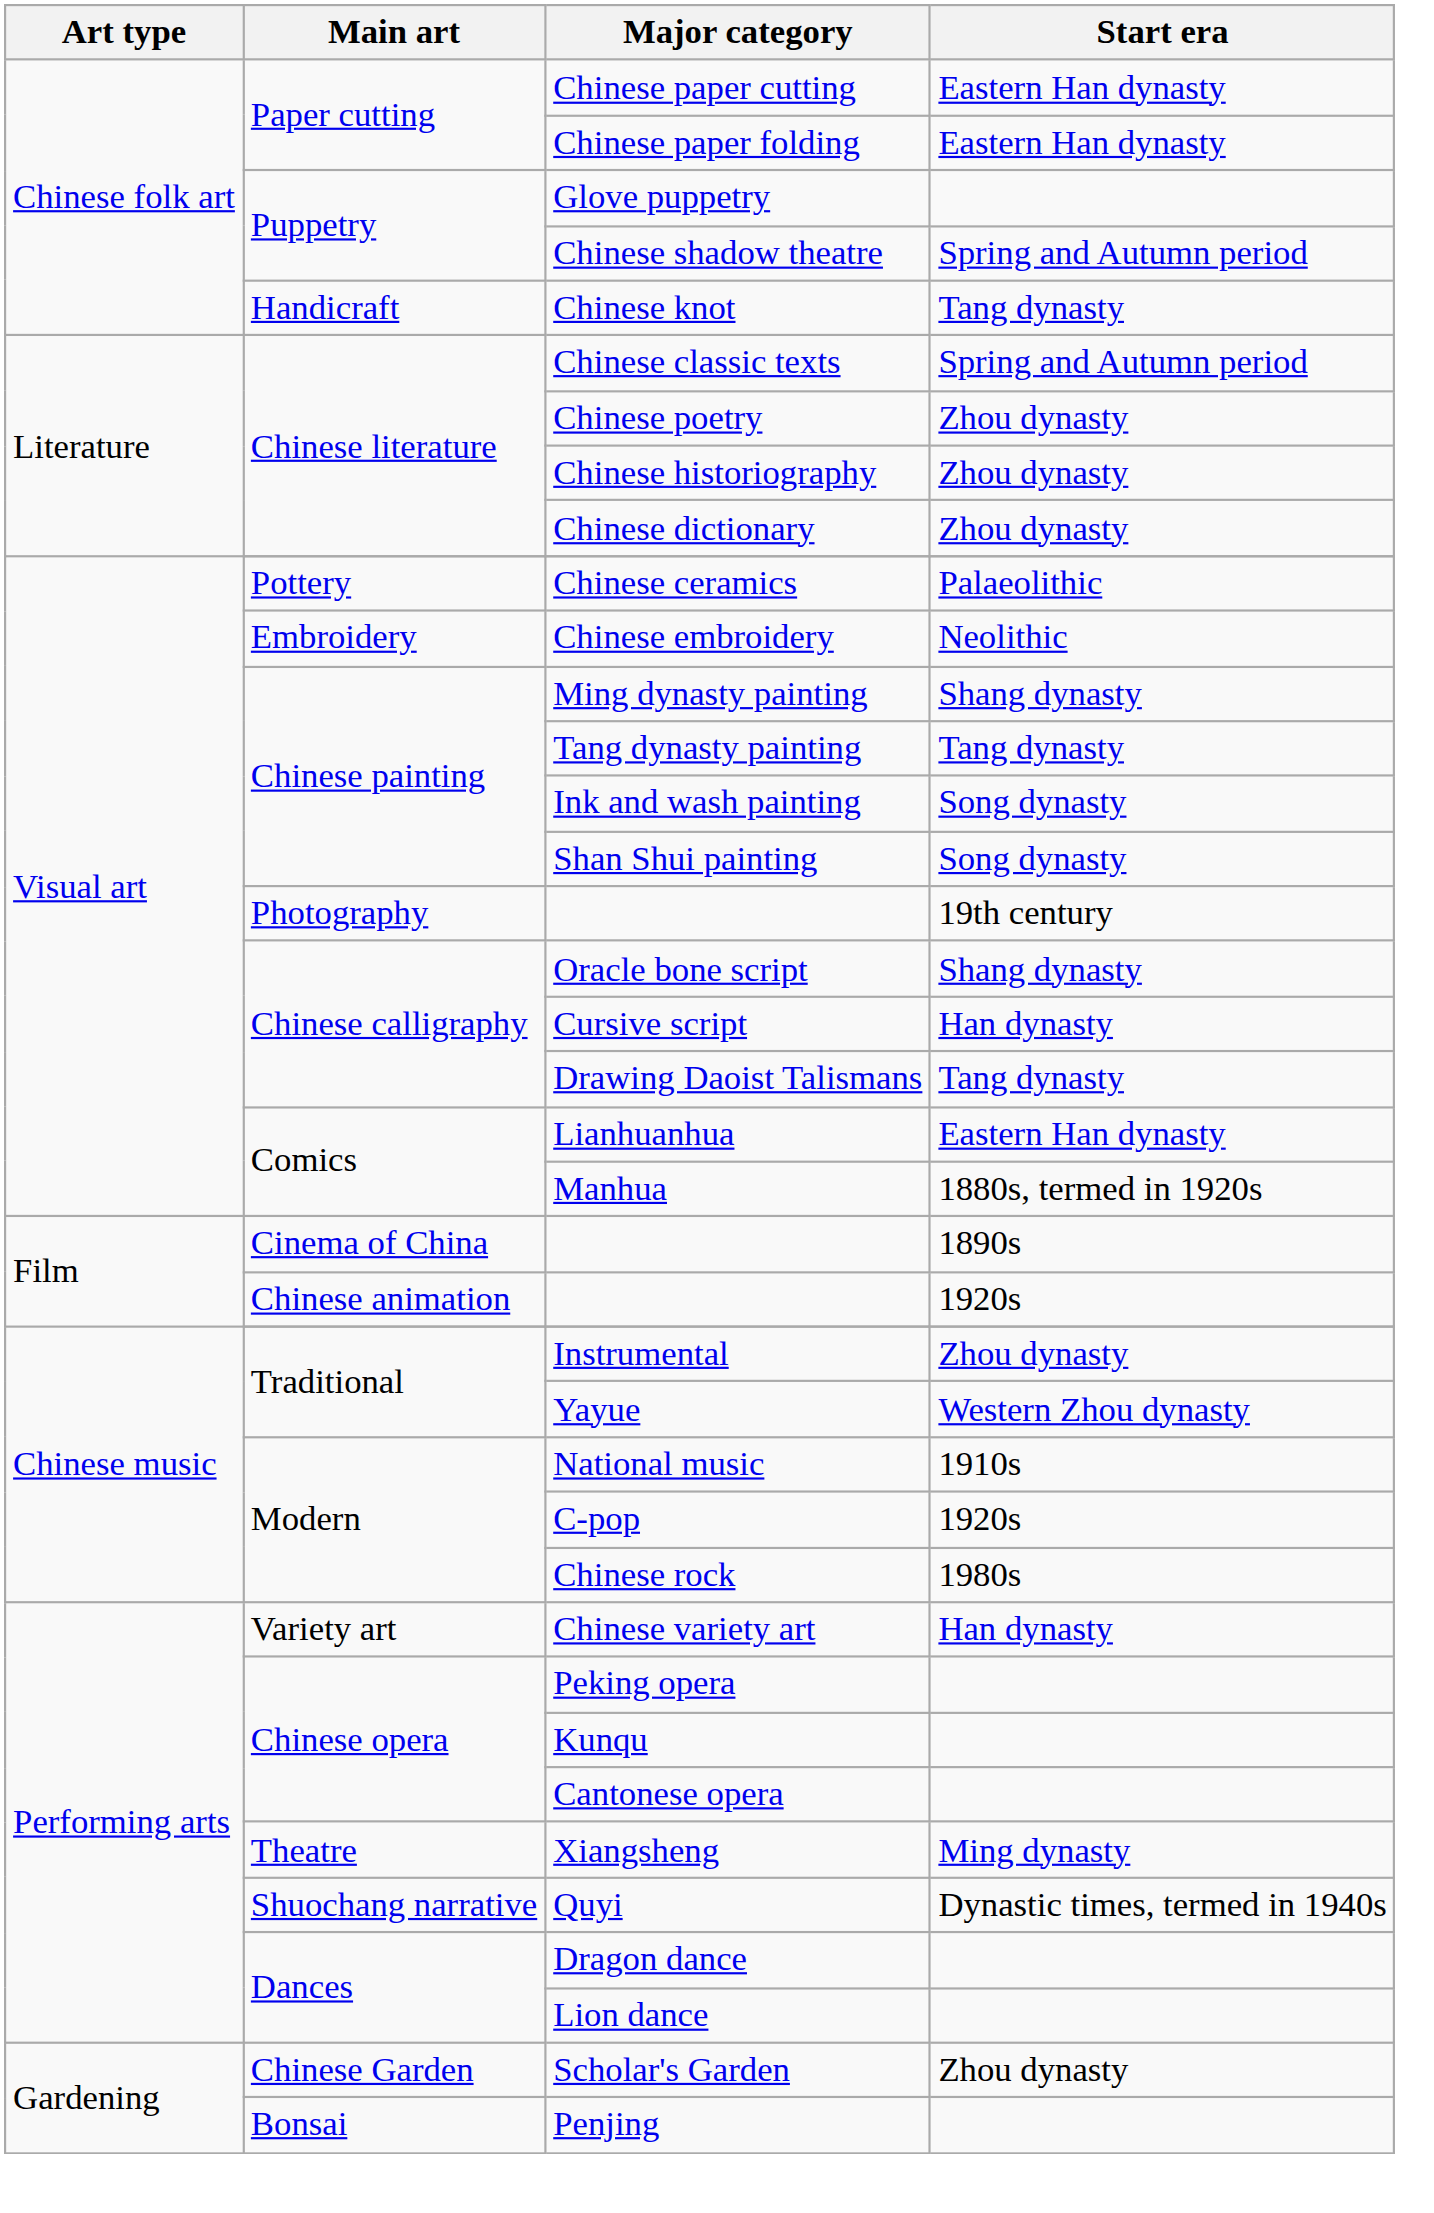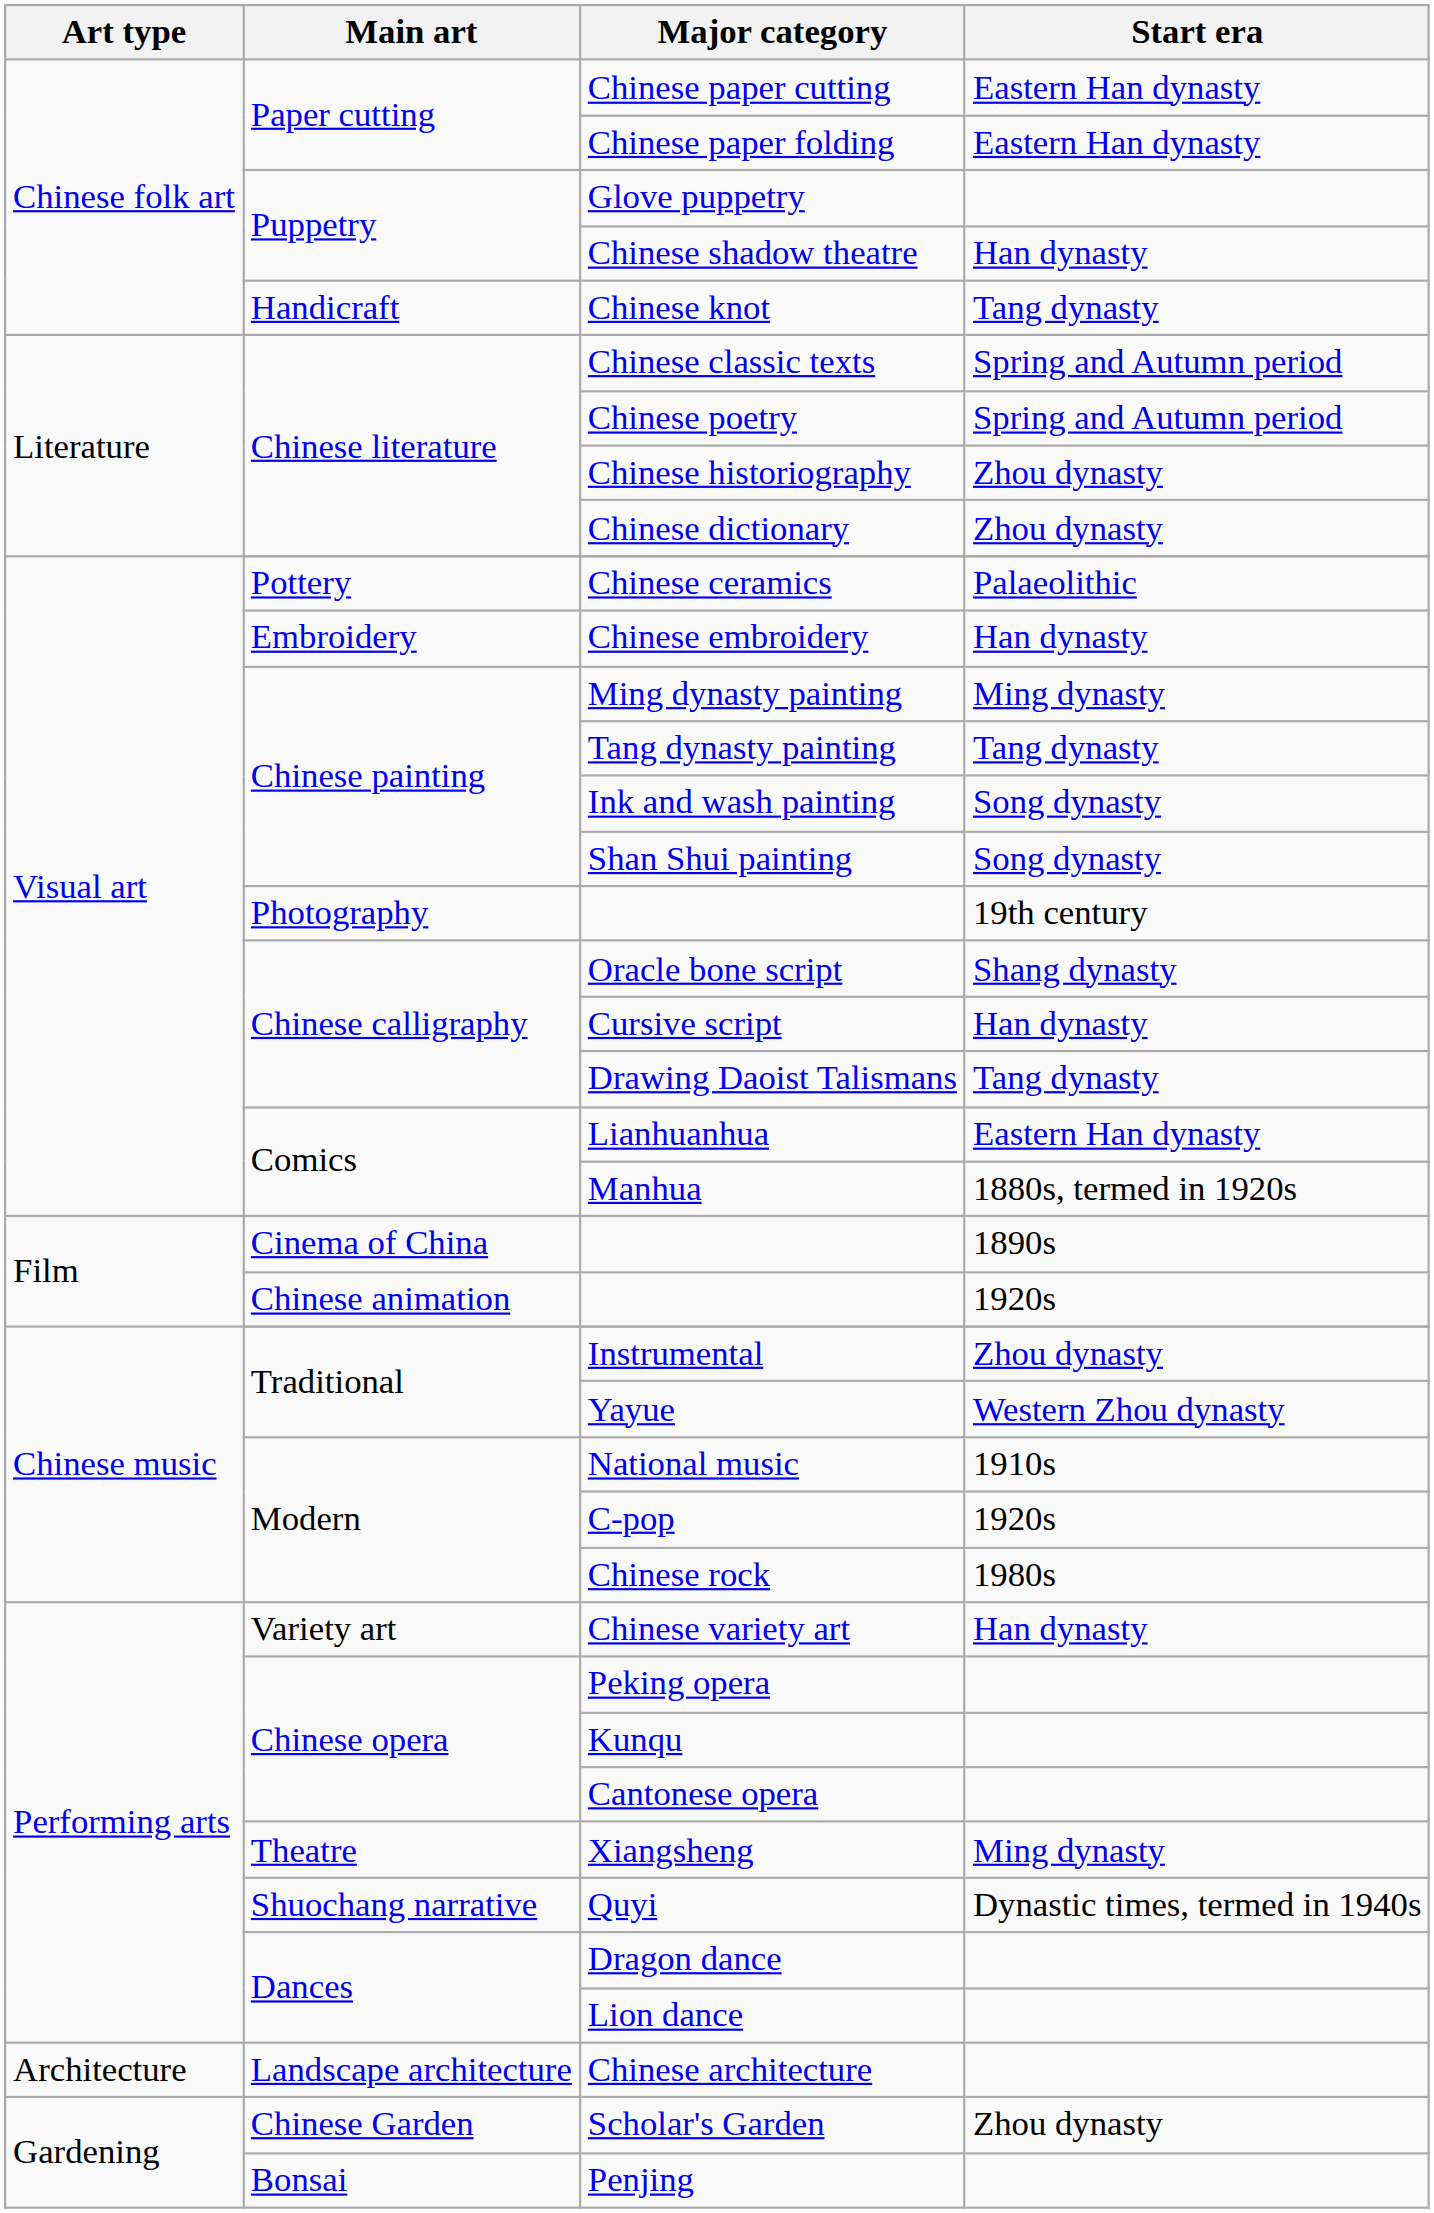(1123, 252) Spring and Autumn period -> (1060, 252) Han dynasty
(1033, 417) Zhou dynasty -> (1158, 417) Spring and Autumn period
(1003, 637) Neolithic -> (1060, 637) Han dynasty
(1040, 692) Shang dynasty -> (1069, 692) Ming dynasty
+ row: (411, 2069)
